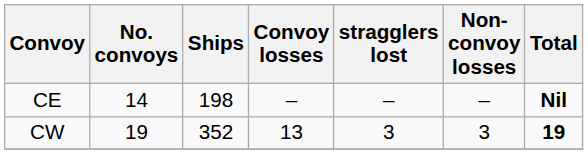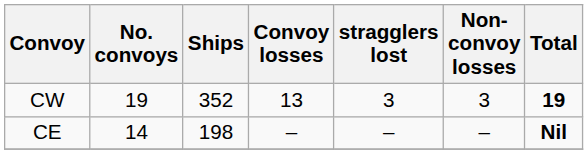rows swapped: (47, 100) <-> (47, 132)
